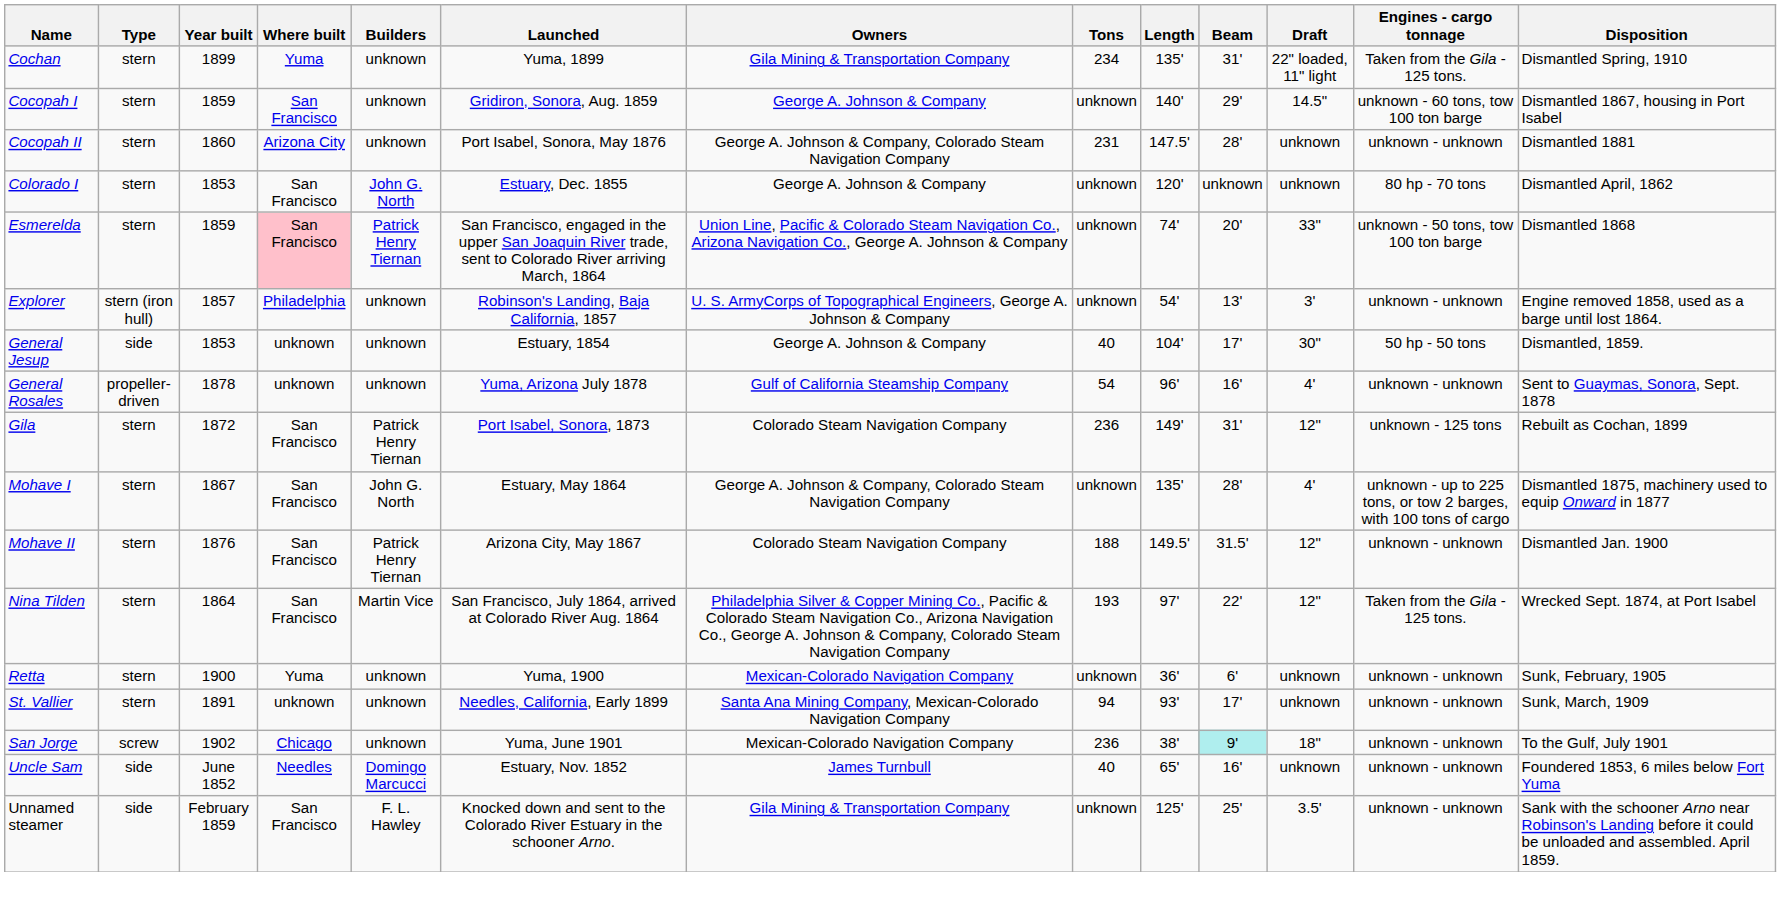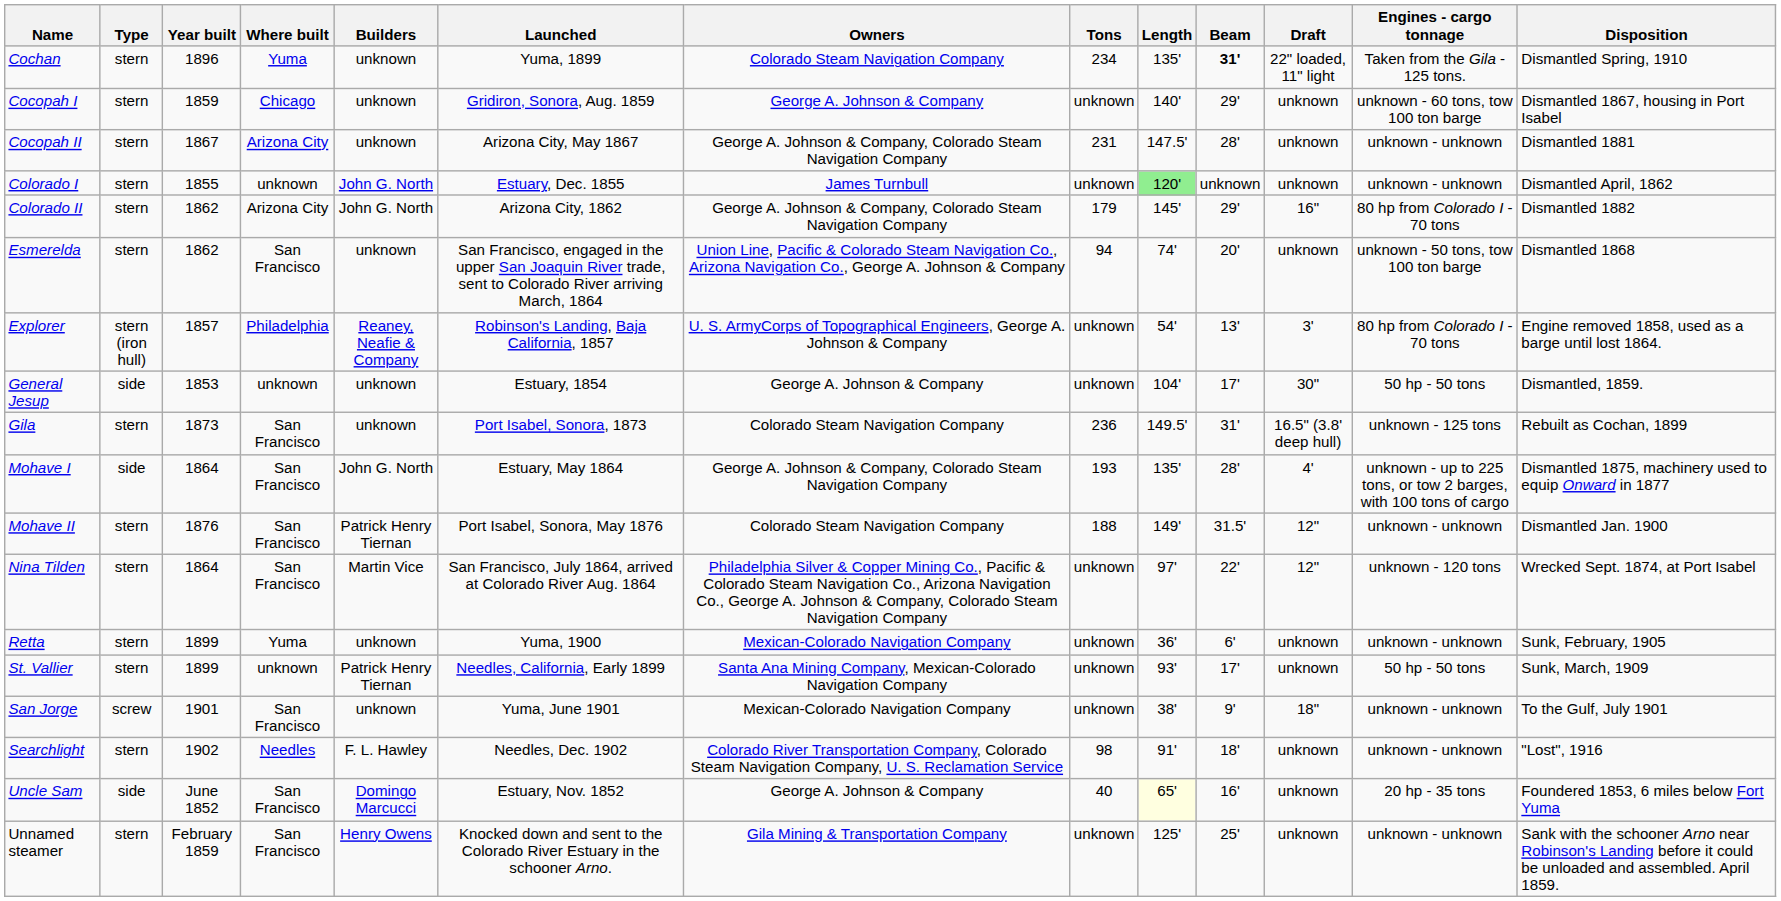(219, 58) 1899 -> (202, 58) 1896
(879, 58) Gila Mining & Transportation Company -> (877, 58) Colorado Steam Navigation Company
(1232, 58) normal -> (1230, 58) bold
(304, 109) San Francisco -> (288, 100) Chicago
(1310, 100) 14.5" -> (1308, 100) unknown
(219, 142) 1860 -> (202, 142) 1867
(564, 142) Port Isabel, Sonora, May 1876 -> (561, 142) Arizona City, May 1867
(219, 183) 1853 -> (202, 183) 1855
(304, 192) San Francisco -> (287, 183) unknown
(879, 183) George A. Johnson & Company -> (877, 183) James Turnbull
(1169, 183) no background -> (1167, 183) lightgreen background
(1435, 183) 80 hp - 70 tons -> (1435, 183) unknown - unknown
+ row: (45, 208)
(219, 225) 1859 -> (202, 249) 1862
(304, 233) pink background -> (288, 258) no background
(396, 242) Patrick Henry Tiernan -> (386, 249) unknown
(1107, 225) unknown -> (1104, 249) 94
(1310, 225) 33" -> (1308, 249) unknown
(396, 300) unknown -> (386, 342) Reaney, Neafie & Company
(1435, 300) unknown - unknown -> (1435, 333) 80 hp from Colorado I - 70 tons
(1107, 342) 40 -> (1104, 383) unknown
- row: (36, 392)
(219, 425) 1872 -> (202, 425) 1873
(396, 442) Patrick Henry Tiernan -> (386, 425) unknown
(1169, 425) 149' -> (1167, 425) 149.5'
(1310, 425) 12" -> (1308, 433) 16.5" (3.8' deep hull)
(139, 483) stern -> (132, 466) side
(219, 483) 1867 -> (202, 466) 1864
(1107, 483) unknown -> (1104, 466) 193
(564, 542) Arizona City, May 1867 -> (561, 525) Port Isabel, Sonora, May 1876
(1169, 542) 149.5' -> (1167, 525) 149'
(1107, 601) 193 -> (1104, 566) unknown
(1435, 609) Taken from the Gila - 125 tons. -> (1435, 566) unknown - 120 tons
(219, 676) 1900 -> (202, 642) 1899
(219, 701) 1891 -> (202, 667) 1899
(396, 701) unknown -> (386, 675) Patrick Henry Tiernan
(1107, 701) 94 -> (1104, 667) unknown
(1435, 701) unknown - unknown -> (1435, 667) 50 hp - 50 tons
(219, 742) 1902 -> (202, 708) 1901
(304, 742) Chicago -> (288, 717) San Francisco
(1107, 742) 236 -> (1104, 708) unknown
(1232, 742) paleturquoise background -> (1230, 708) no background
+ row: (46, 750)
(304, 767) Needles -> (288, 800) San Francisco
(880, 767) James Turnbull -> (877, 791) George A. Johnson & Company
(1169, 767) no background -> (1167, 791) lightyellow background
(1435, 767) unknown - unknown -> (1435, 791) 20 hp - 35 tons
(139, 808) side -> (132, 833) stern
(396, 817) F. L. Hawley -> (386, 833) Henry Owens
(1310, 808) 3.5' -> (1308, 833) unknown
